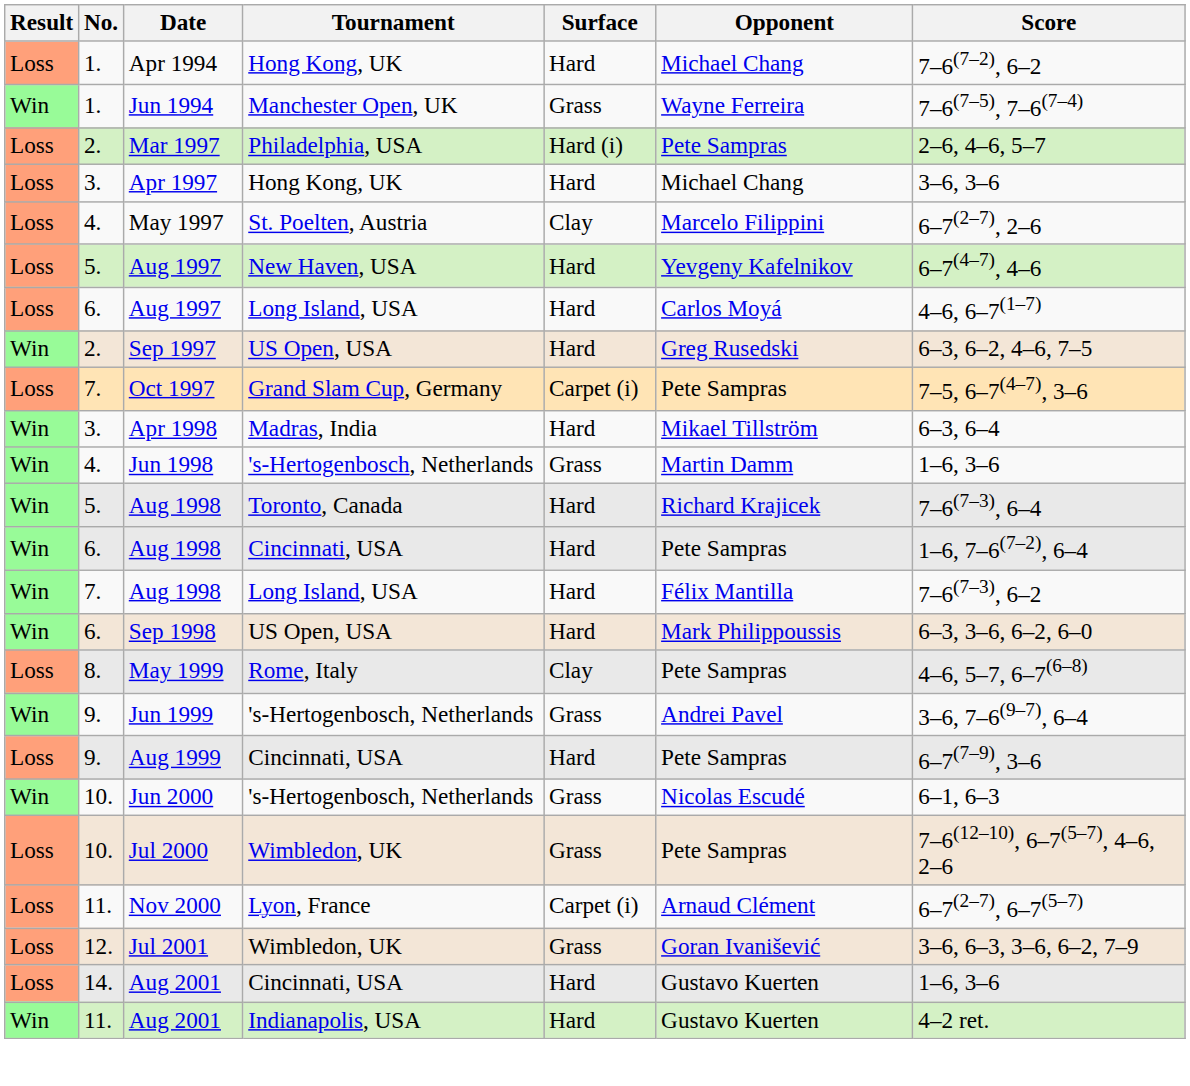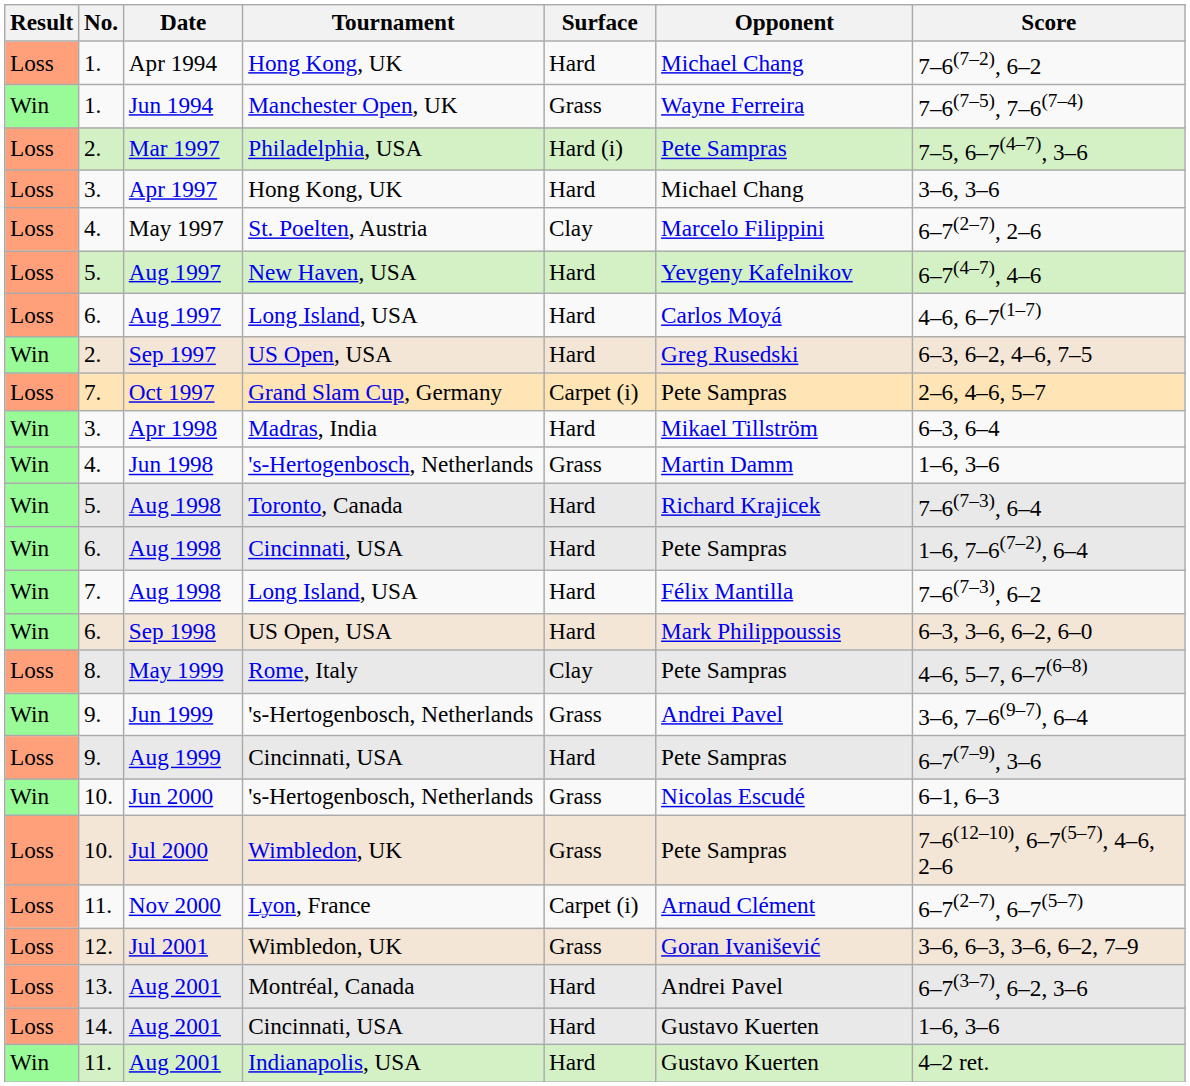(982, 145) 2–6, 4–6, 5–7 -> (1003, 148) 7–5, 6–7(4–7), 3–6
(1003, 388) 7–5, 6–7(4–7), 3–6 -> (982, 391) 2–6, 4–6, 5–7
+ row: (175, 986)
